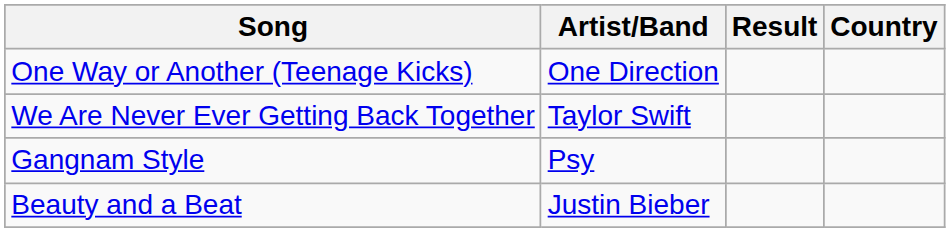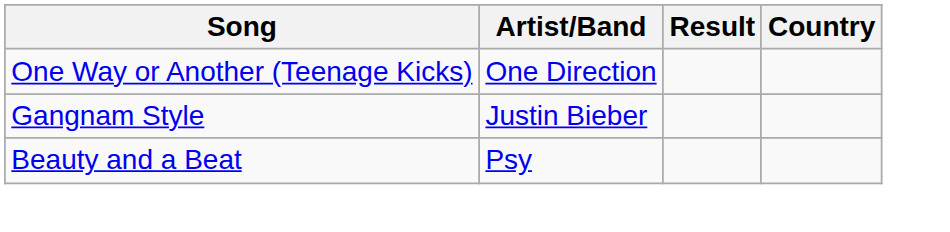- row: (273, 115)
(571, 159) Psy -> (566, 115) Justin Bieber
(629, 204) Justin Bieber -> (509, 159) Psy
